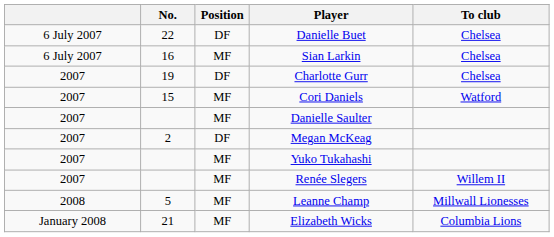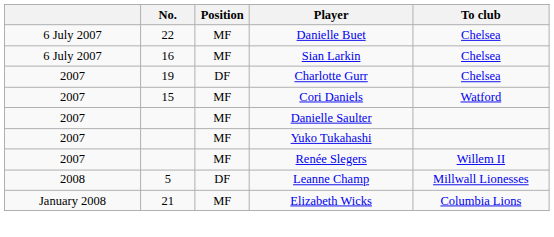(222, 35) DF -> (222, 35) MF
- row: (331, 138)
(222, 200) MF -> (222, 179) DF
